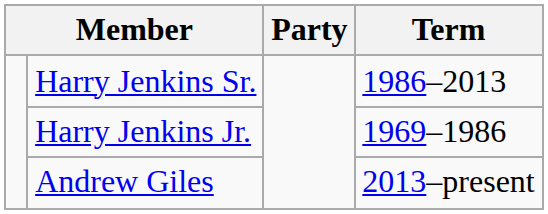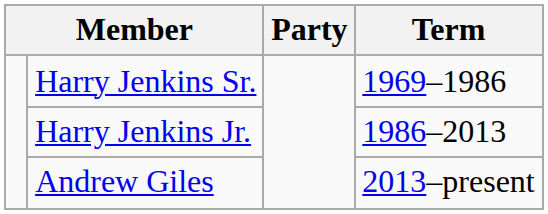(434, 80) 1986–2013 -> (434, 80) 1969–1986
(434, 131) 1969–1986 -> (434, 131) 1986–2013
